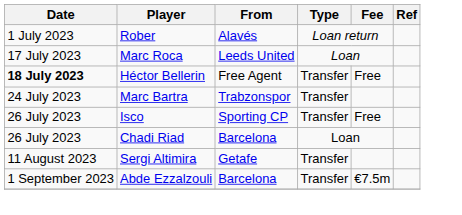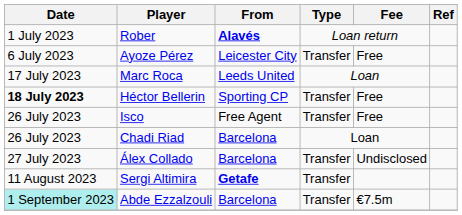(238, 35) normal -> (239, 35) bold
+ row: (157, 55)
(250, 76) Free Agent -> (253, 96) Sporting CP
- row: (154, 96)
(253, 117) Sporting CP -> (250, 117) Free Agent
+ row: (156, 158)
(238, 158) normal -> (238, 179) bold
(61, 179) no background -> (61, 199) paleturquoise background
